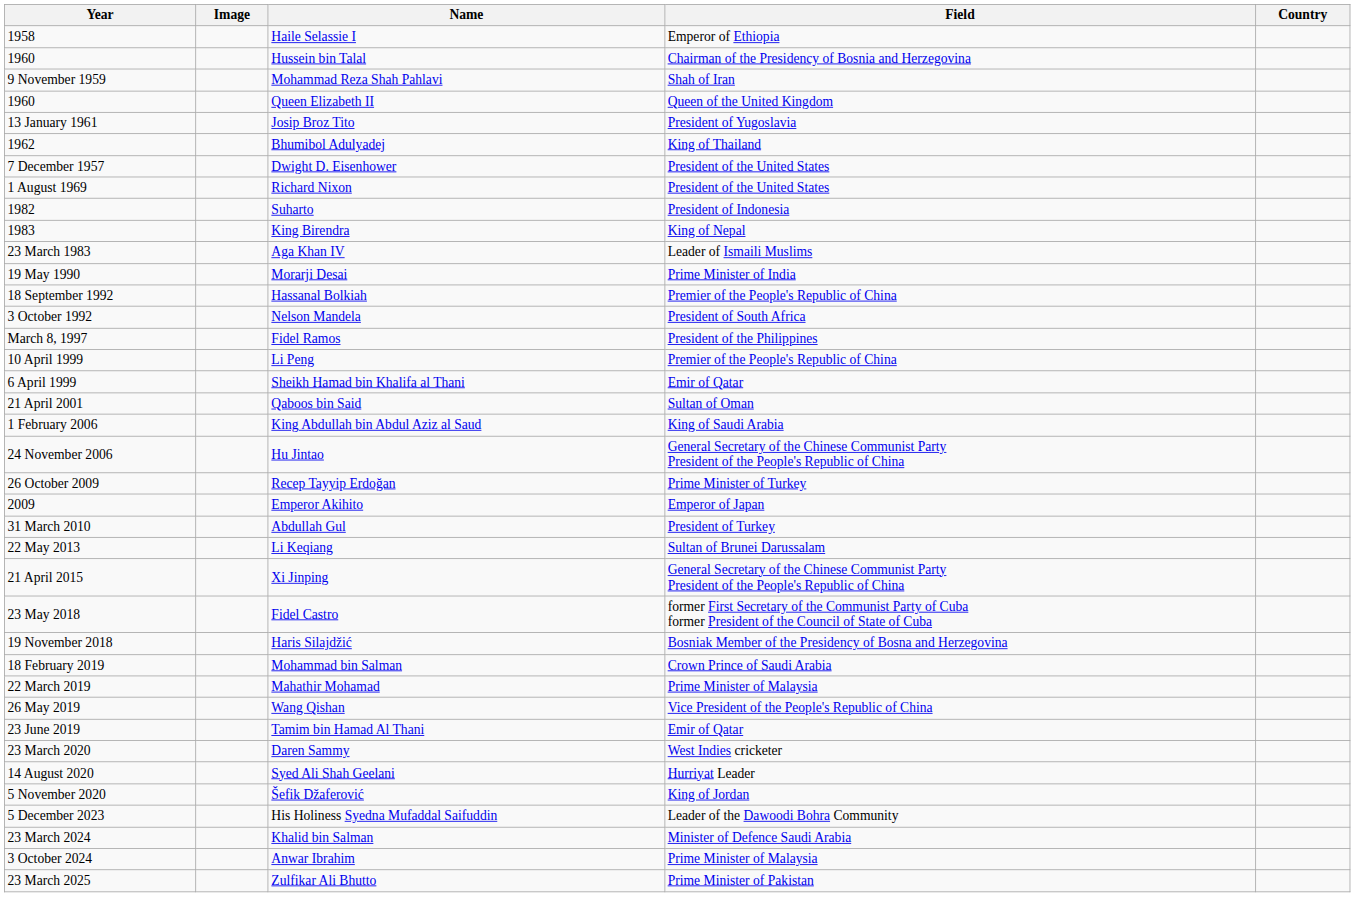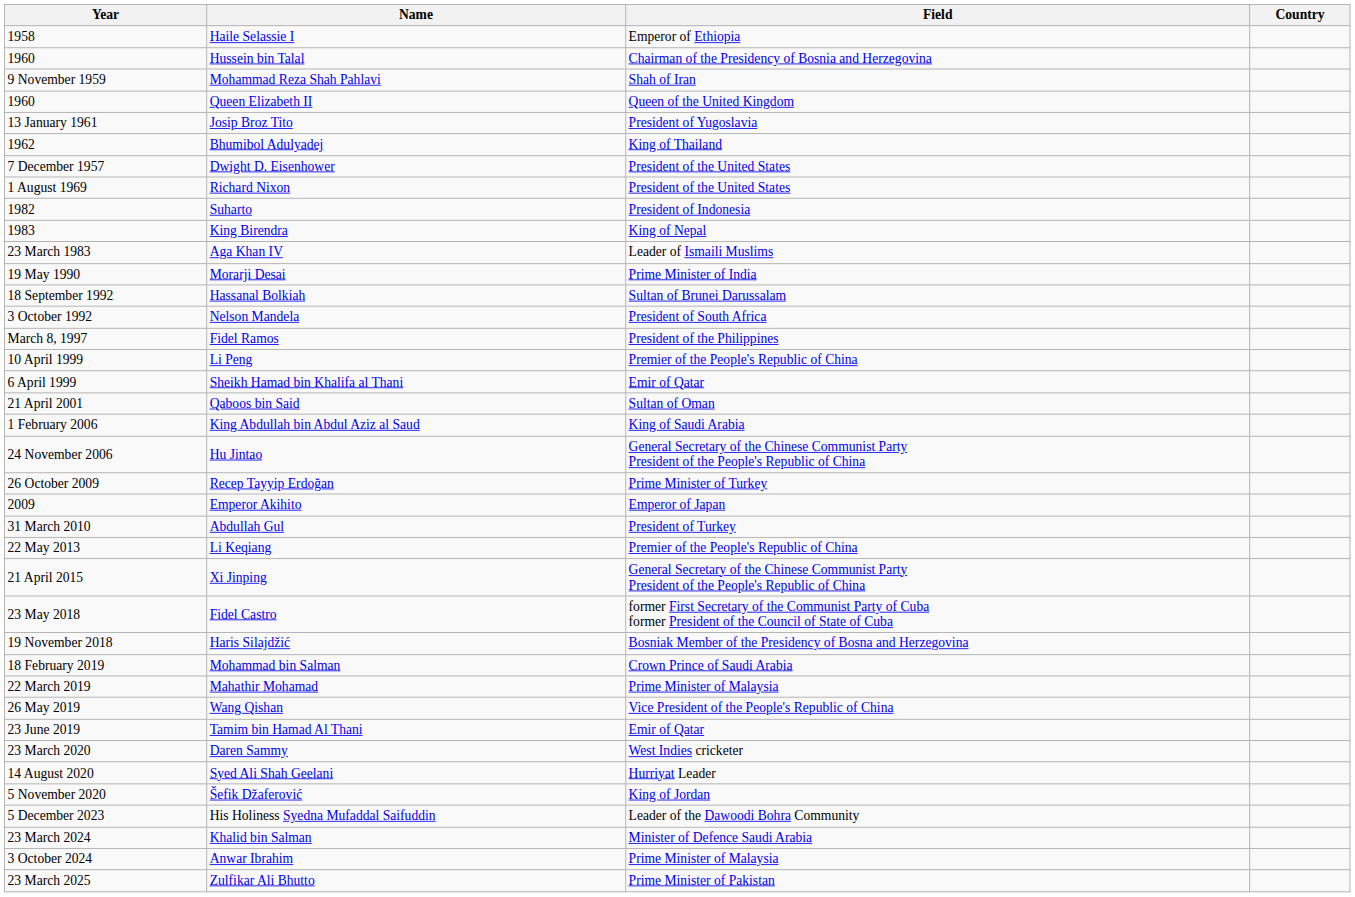- column: (232, 15)
(782, 295) Premier of the People's Republic of China -> (707, 295) Sultan of Brunei Darussalam
(746, 548) Sultan of Brunei Darussalam -> (743, 548) Premier of the People's Republic of China
